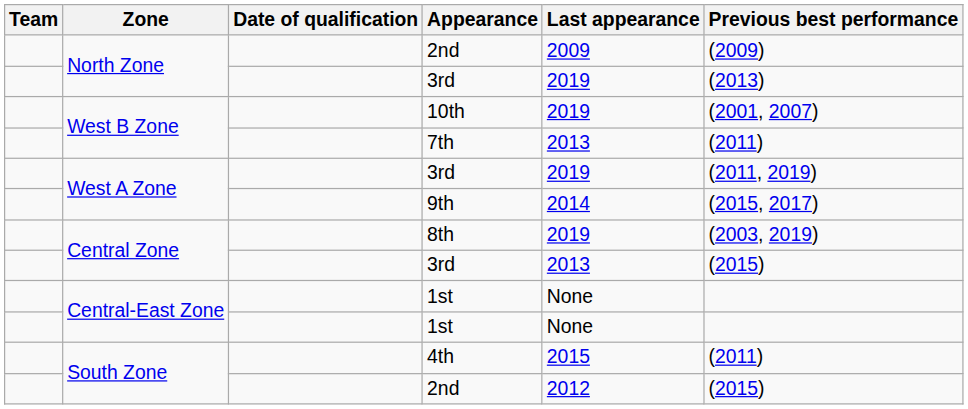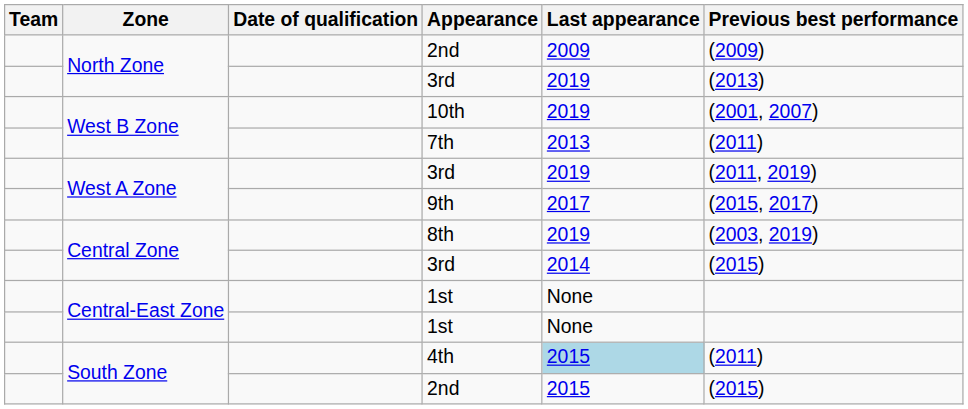(568, 204) 2014 -> (568, 204) 2017
(568, 265) 2013 -> (568, 265) 2014
(568, 357) no background -> (568, 357) lightblue background
(568, 388) 2012 -> (568, 388) 2015
